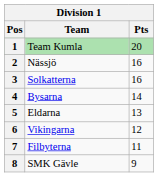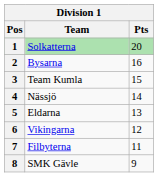(55, 46) Team Kumla -> (52, 46) Solkatterna
(42, 63) Nässjö -> (45, 63) Bysarna
(52, 79) Solkatterna -> (55, 79) Team Kumla
(137, 79) 16 -> (137, 79) 15
(45, 96) Bysarna -> (42, 96) Nässjö
